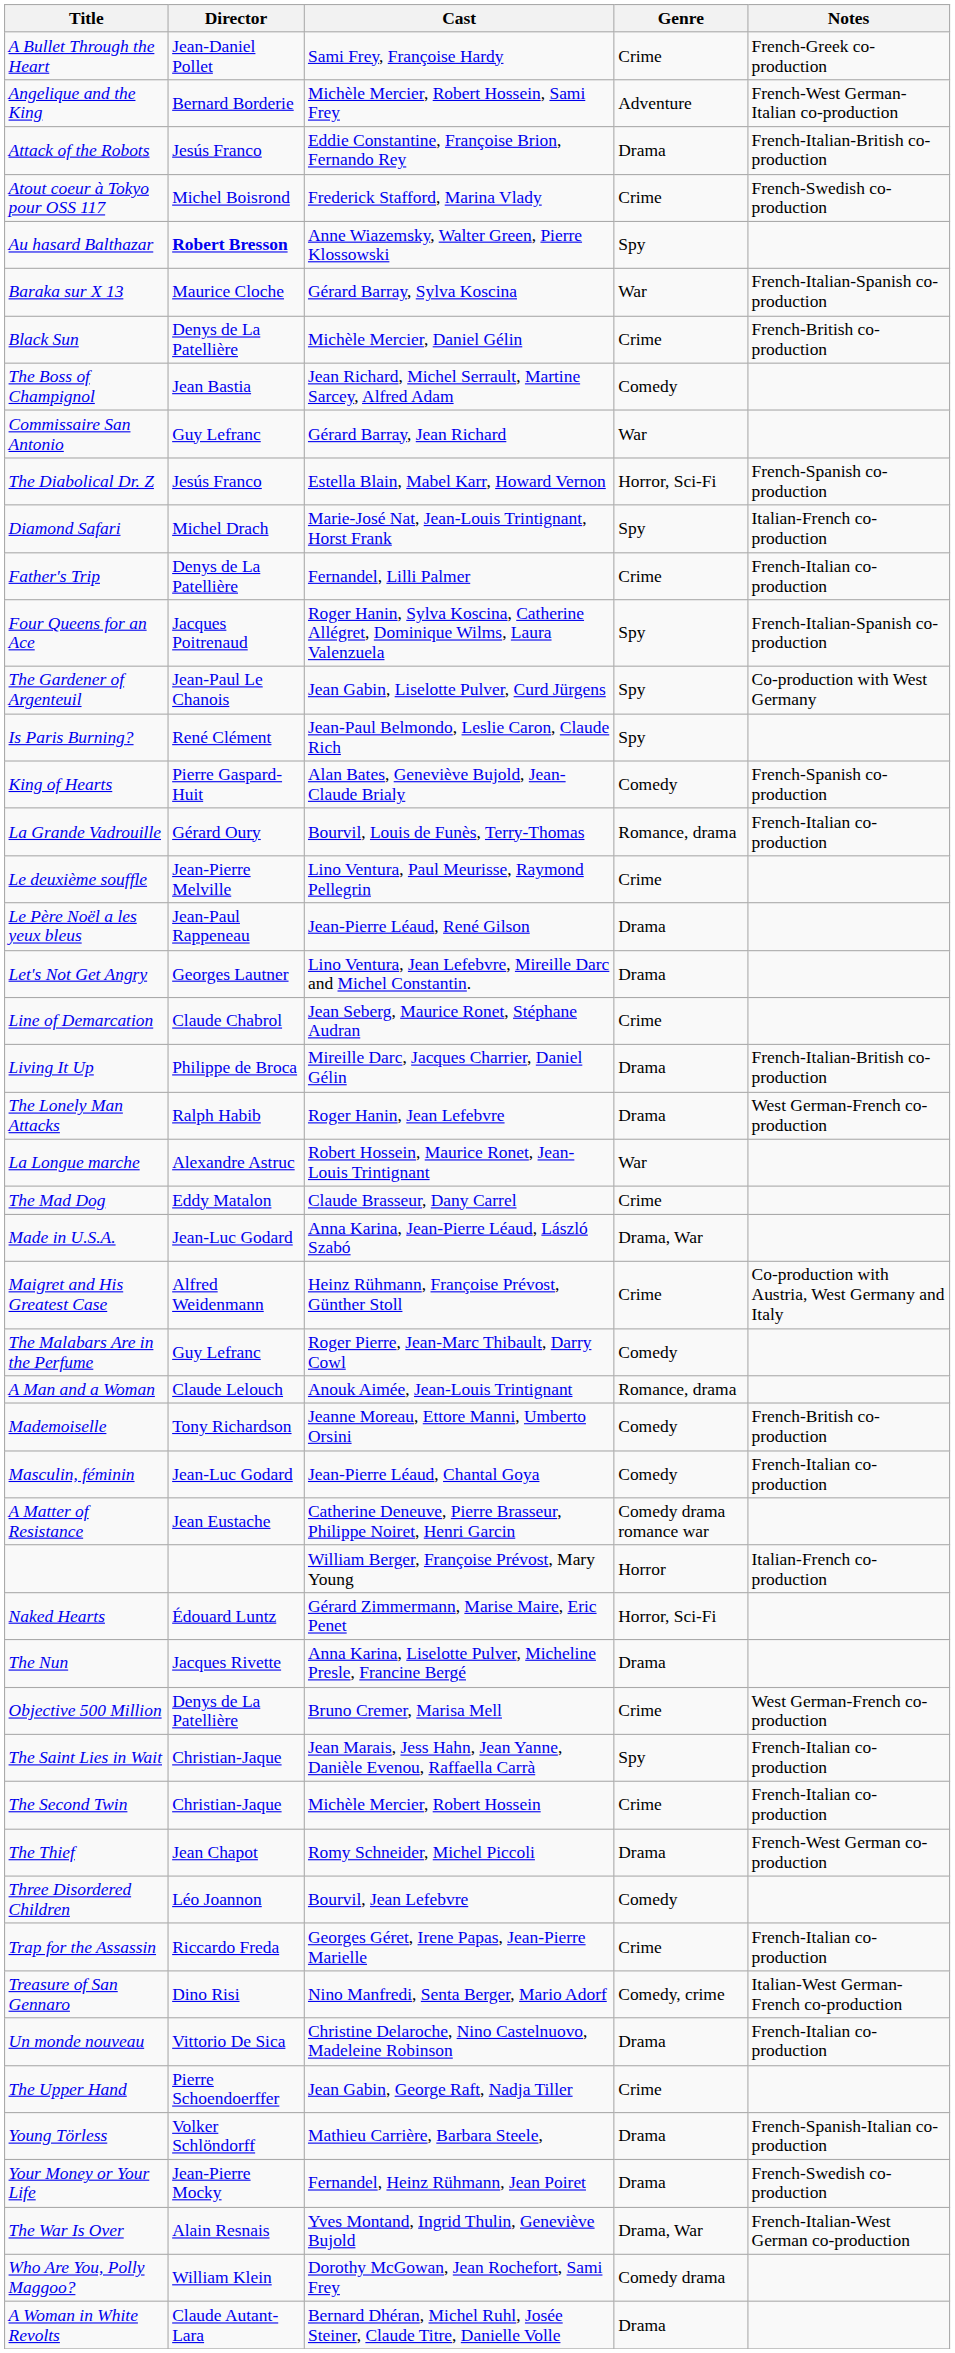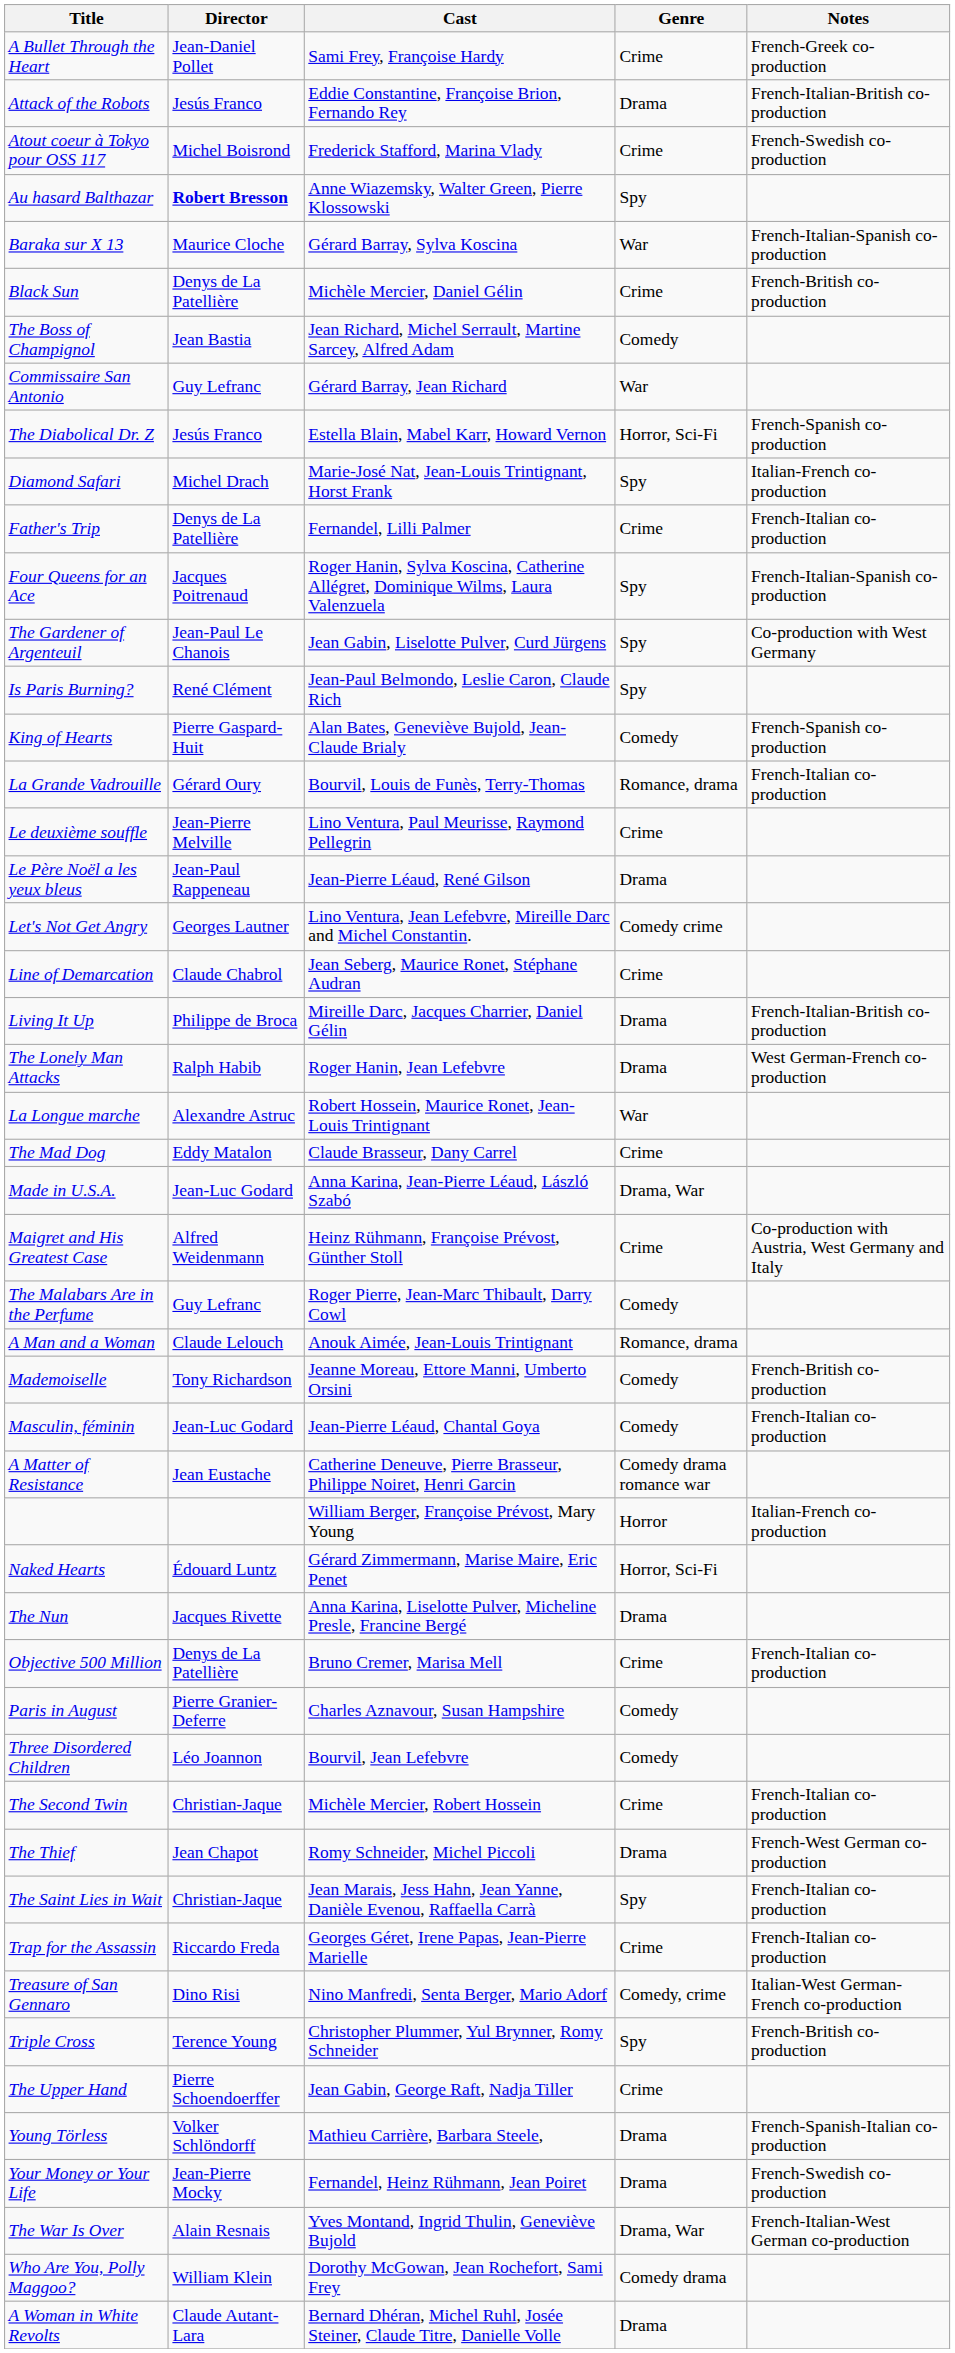- row: (72, 103)
(642, 973) Drama -> (671, 926) Comedy crime
(839, 1710) West German-French co-production -> (814, 1663) French-Italian co-production
+ row: (63, 1710)
rows swapped: (85, 1757) <-> (70, 1899)
+ row: (52, 2041)
- row: (76, 2041)
